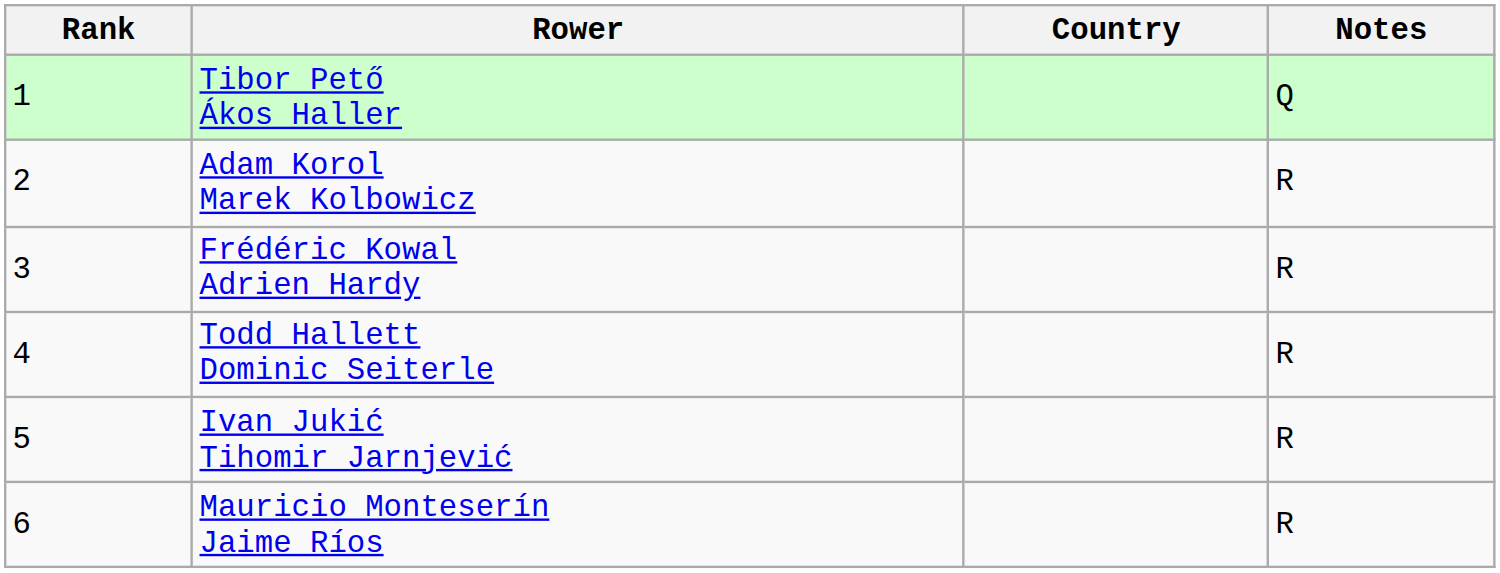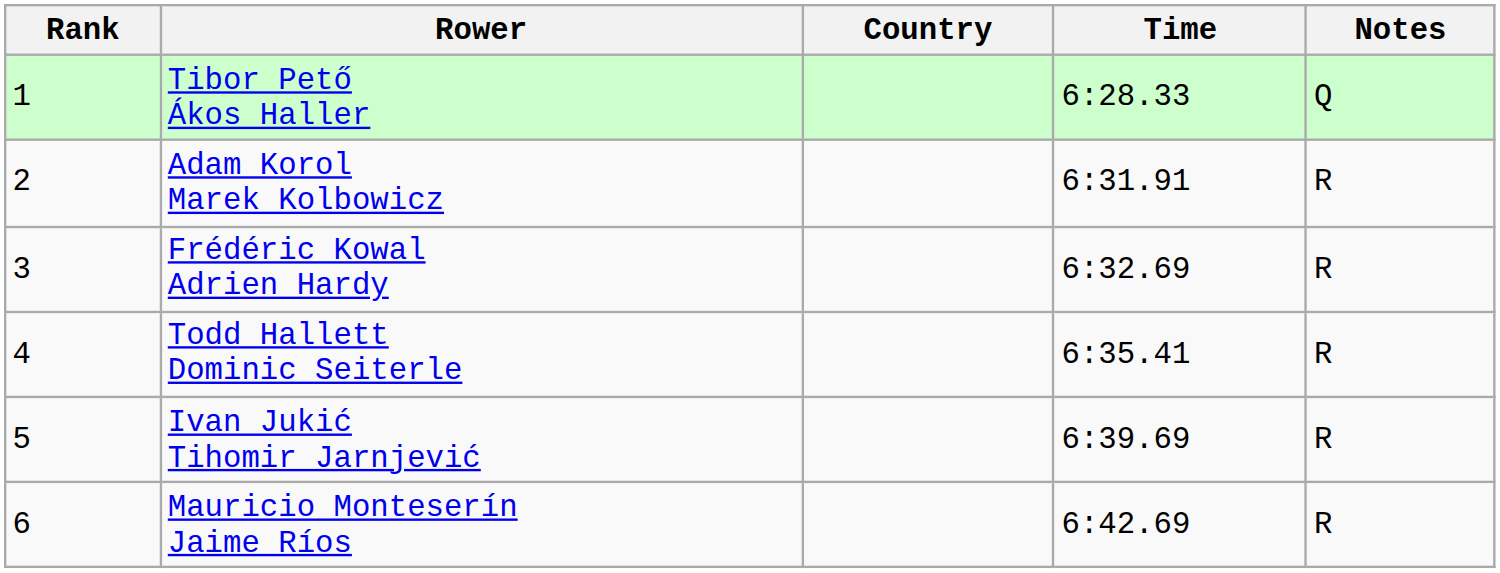+ column: (1180, 30)
